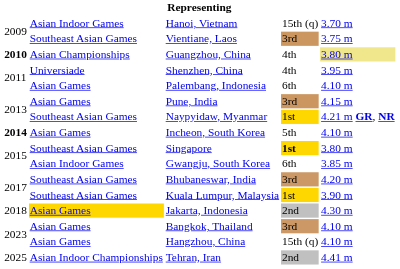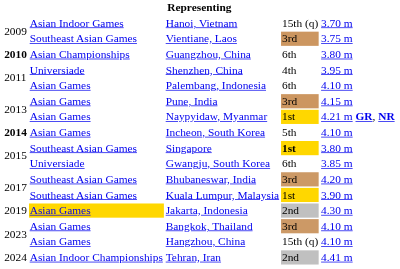(289, 54) 4th -> (289, 54) 6th
(337, 54) khaki background -> (337, 54) no background
(83, 117) Southeast Asian Games -> (60, 117) Asian Games
(77, 163) Asian Indoor Games -> (57, 163) Universiade
(15, 210) 2018 -> (15, 210) 2019
(15, 257) 2025 -> (15, 257) 2024
